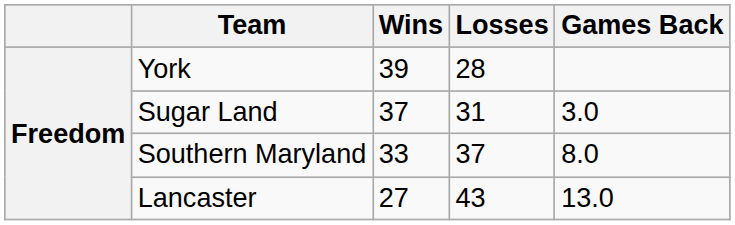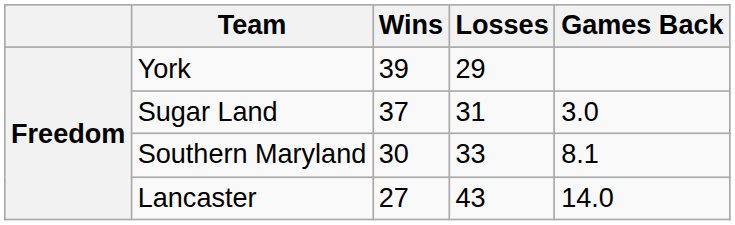(471, 68) 28 -> (471, 68) 29
(394, 154) 33 -> (394, 154) 30
(471, 154) 37 -> (471, 154) 33
(580, 154) 8.0 -> (580, 154) 8.1
(587, 197) 13.0 -> (587, 197) 14.0
